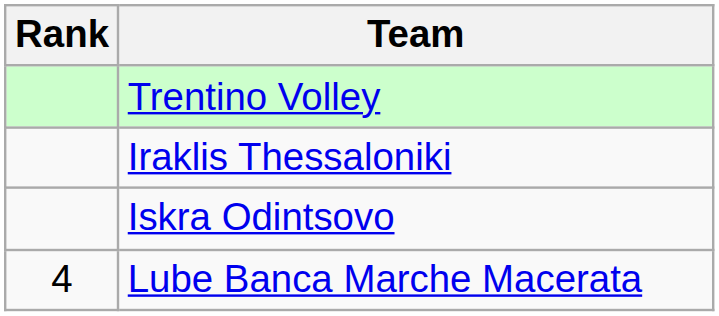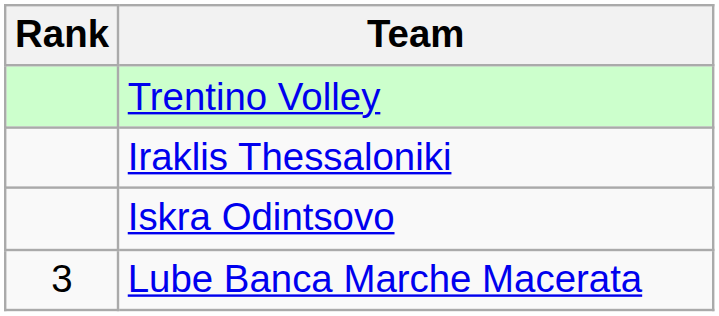(62, 278) 4 -> (62, 278) 3
